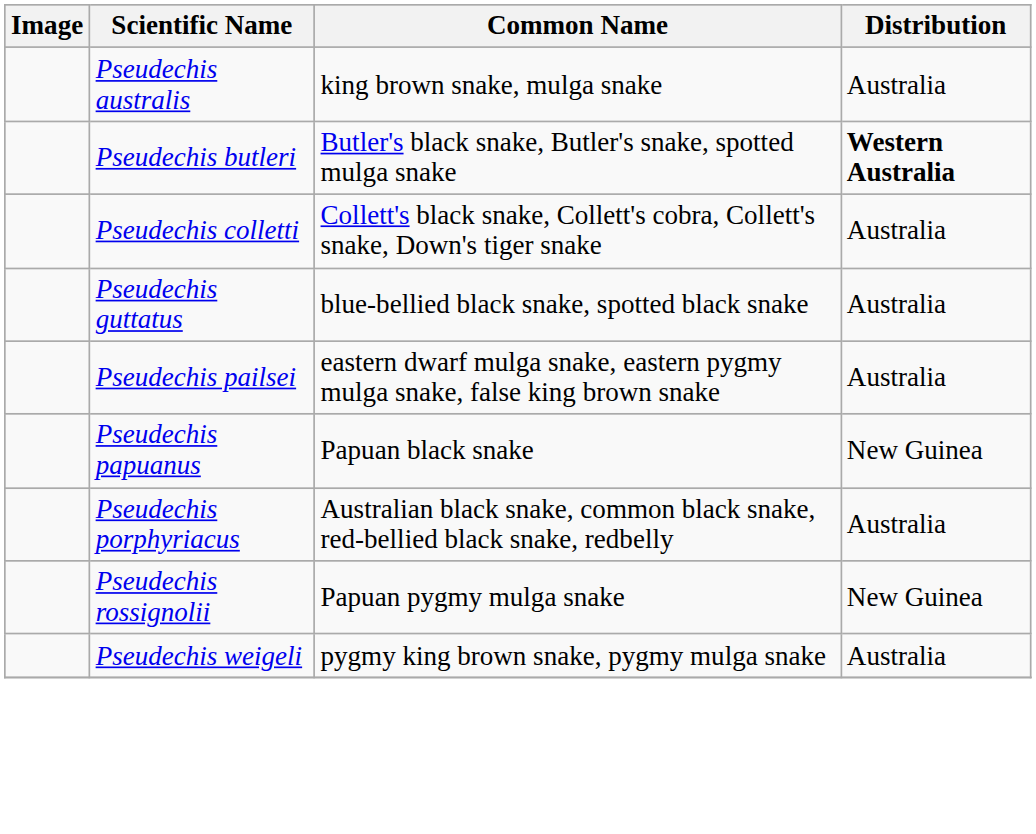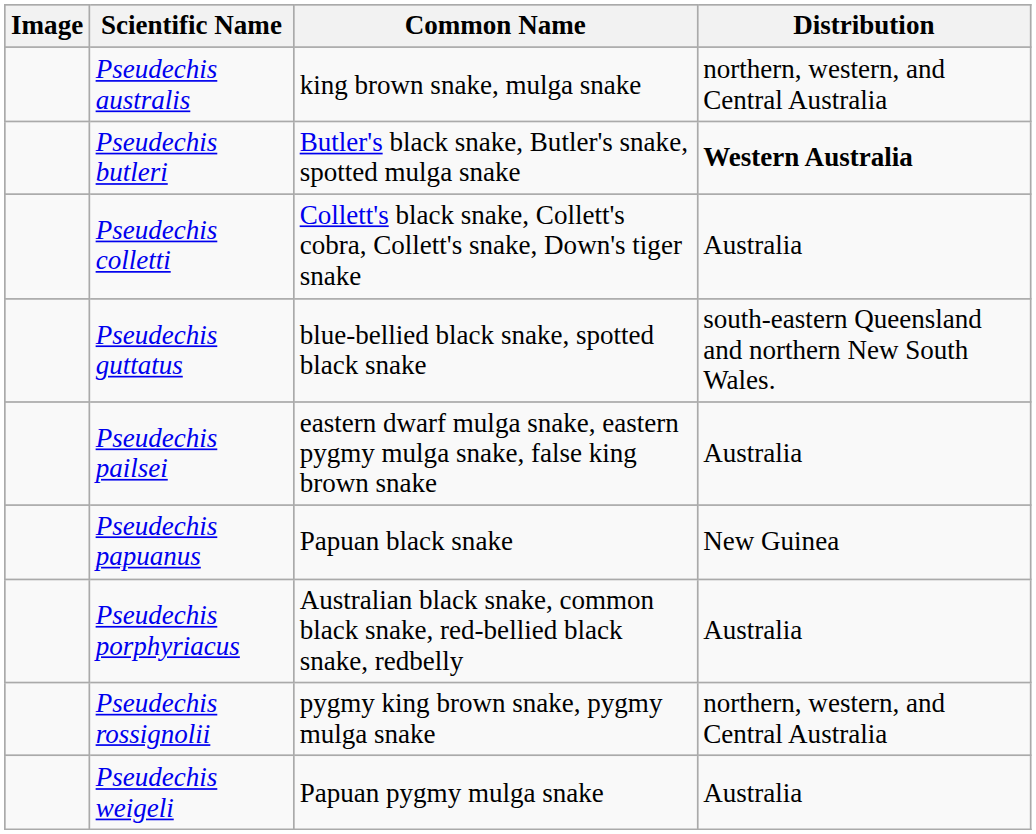(896, 84) Australia -> (824, 84) northern, western, and Central Australia
(896, 303) Australia -> (843, 349) south-eastern Queensland and northern New South Wales.
(473, 597) Papuan pygmy mulga snake -> (481, 718) pygmy king brown snake, pygmy mulga snake
(915, 597) New Guinea -> (824, 718) northern, western, and Central Australia
(573, 655) pygmy king brown snake, pygmy mulga snake -> (452, 792) Papuan pygmy mulga snake
